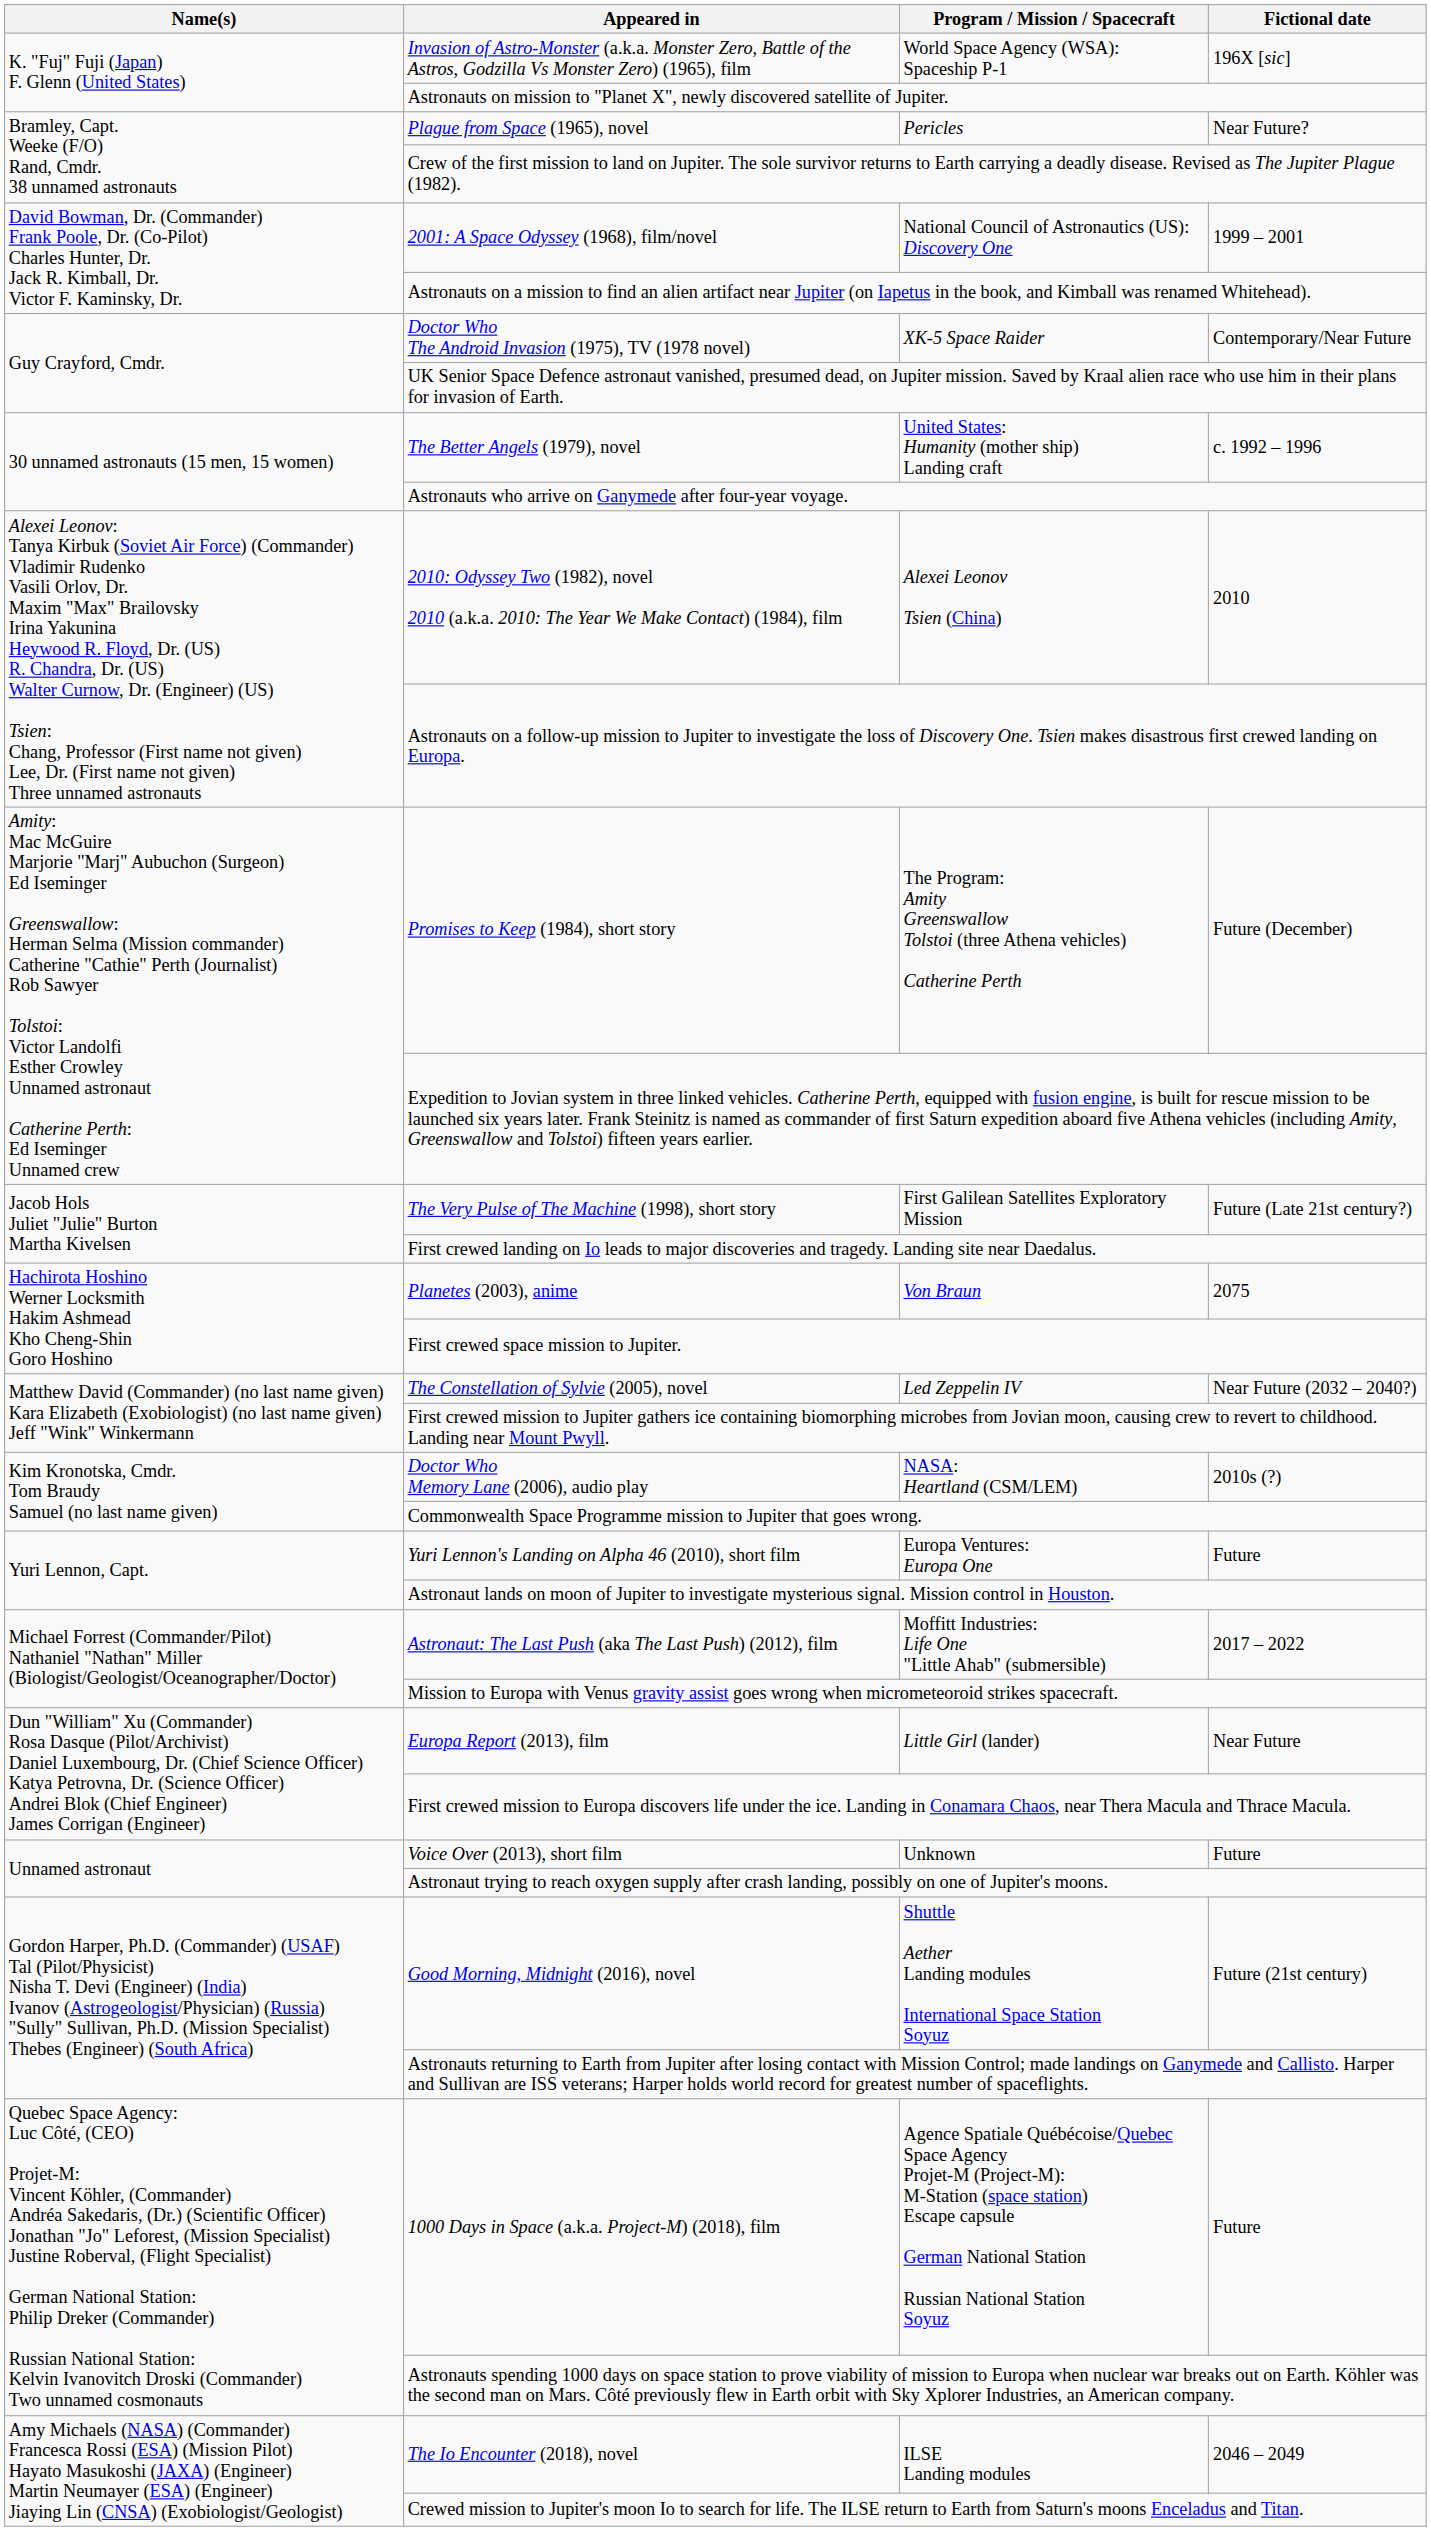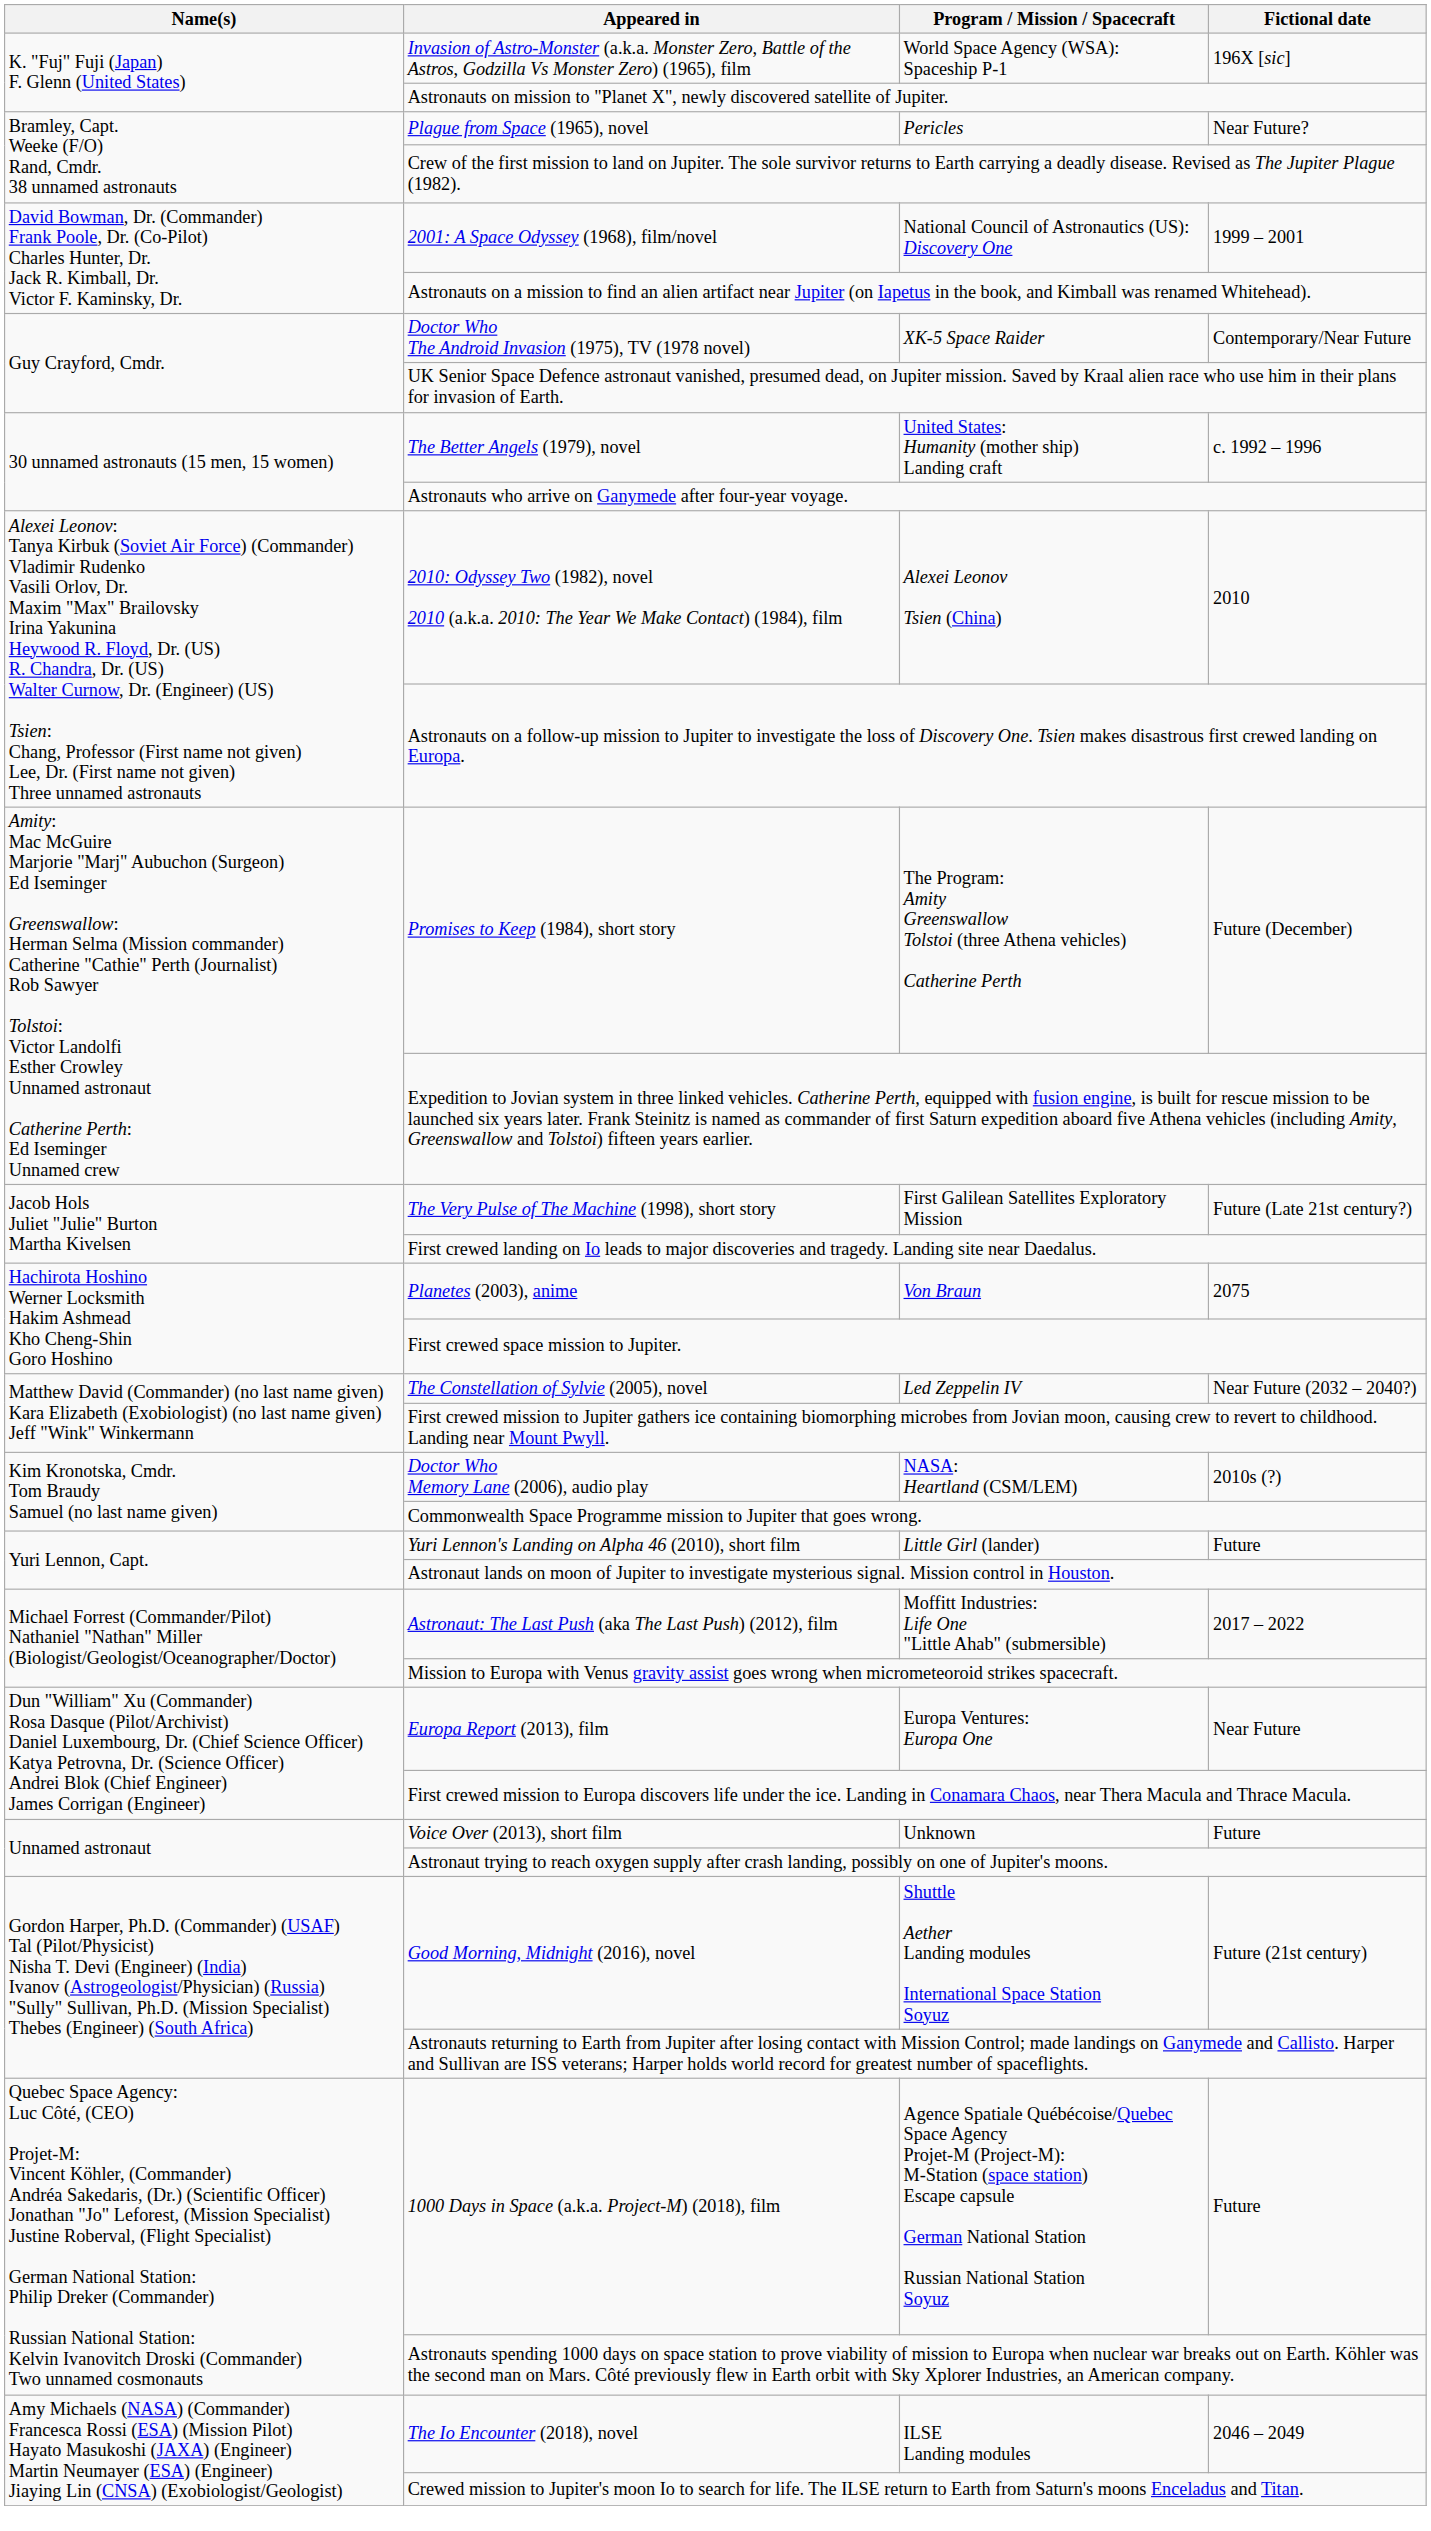(966, 1555) Europa Ventures: Europa One -> (971, 1545) Little Girl (lander)
(971, 1740) Little Girl (lander) -> (966, 1728) Europa Ventures: Europa One
